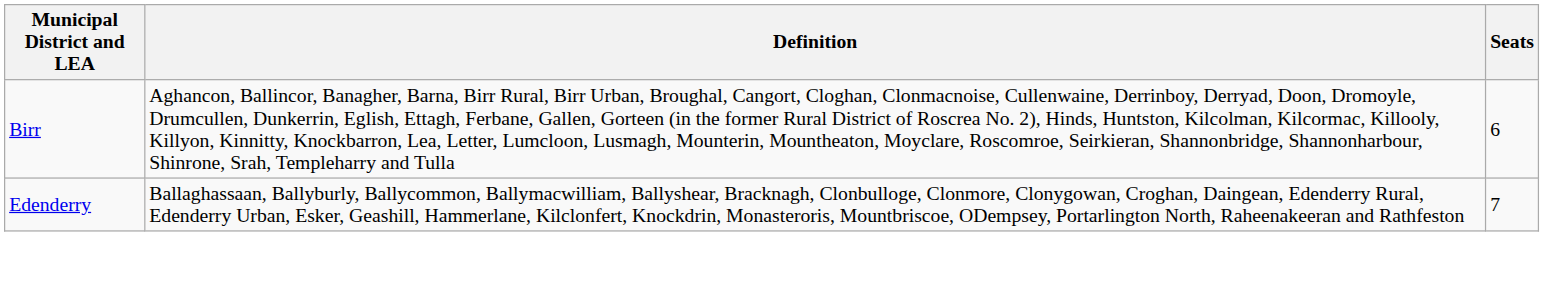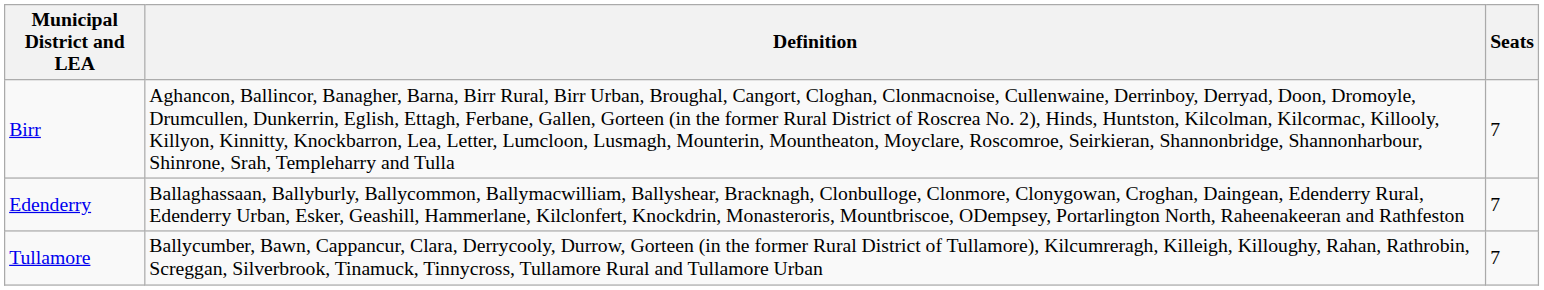(1495, 128) 6 -> (1495, 128) 7
+ row: (50, 257)
